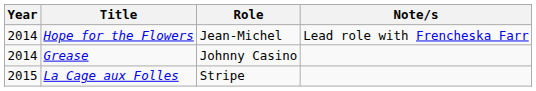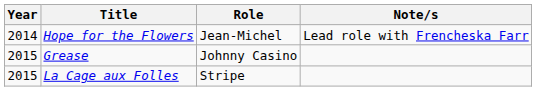(22, 55) 2014 -> (22, 55) 2015
